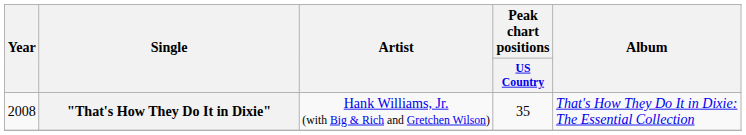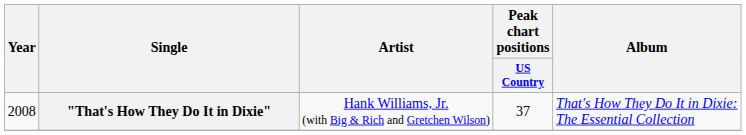(523, 111) 35 -> (523, 111) 37
